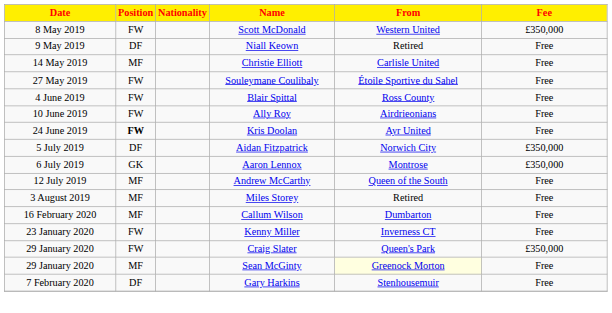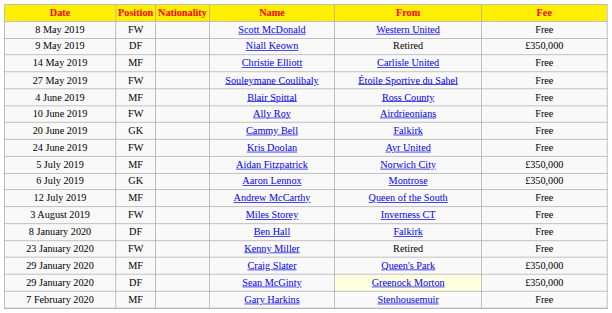(544, 30) £350,000 -> (544, 30) Free
(544, 47) Free -> (544, 47) £350,000
(136, 97) FW -> (136, 97) MF
+ row: (272, 131)
(136, 131) bold -> (136, 148) normal
(136, 148) DF -> (136, 165) MF
(136, 198) MF -> (136, 215) FW
(408, 198) Retired -> (408, 215) Inverness CT
+ row: (272, 232)
- row: (272, 215)
(408, 232) Inverness CT -> (408, 249) Retired
(136, 249) FW -> (136, 266) MF
(136, 266) MF -> (136, 283) DF
(544, 266) Free -> (544, 283) £350,000
(136, 283) DF -> (136, 299) MF
